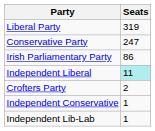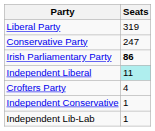(128, 57) normal -> (128, 57) bold
(126, 88) 2 -> (126, 88) 4
